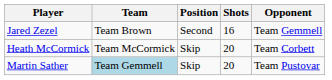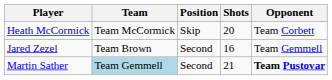rows swapped: (32, 30) <-> (48, 48)
(190, 65) Skip -> (196, 65) Second
(229, 65) 20 -> (229, 65) 21
(287, 65) normal -> (290, 65) bold
